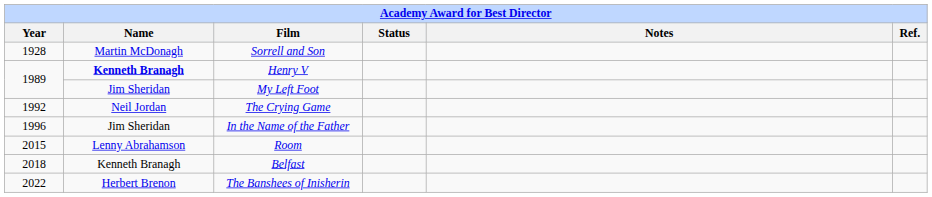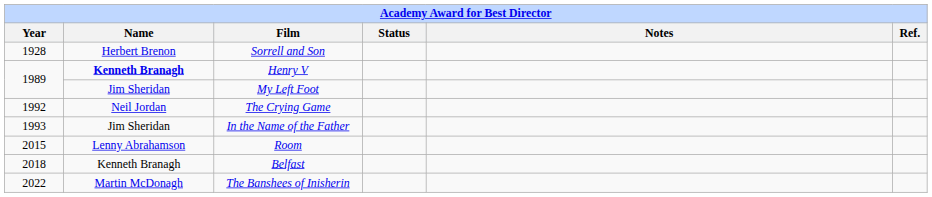(139, 51) Martin McDonagh -> (139, 51) Herbert Brenon
(34, 126) 1996 -> (34, 126) 1993
(139, 182) Herbert Brenon -> (139, 182) Martin McDonagh
